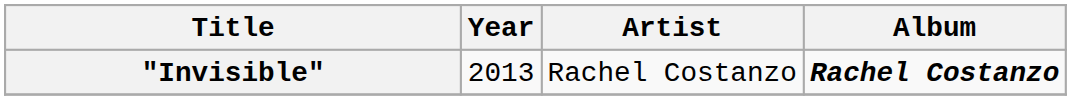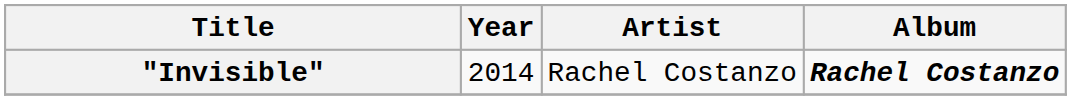(501, 73) 2013 -> (501, 73) 2014
